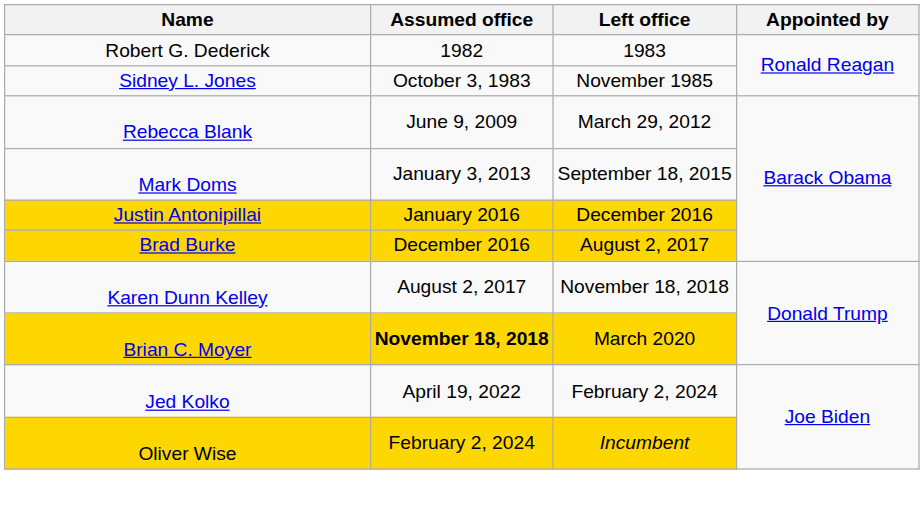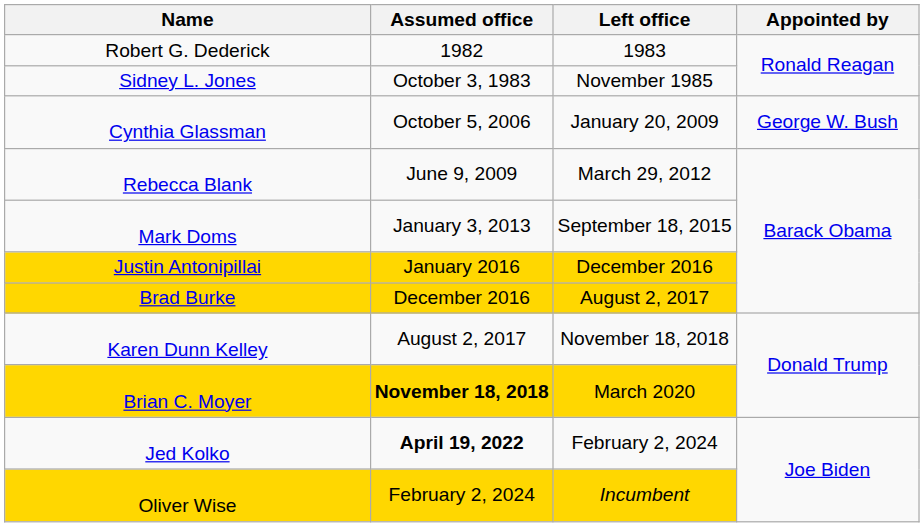+ row: (187, 132)
(462, 390) normal -> (462, 443) bold
